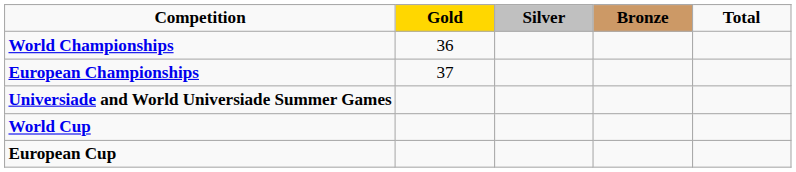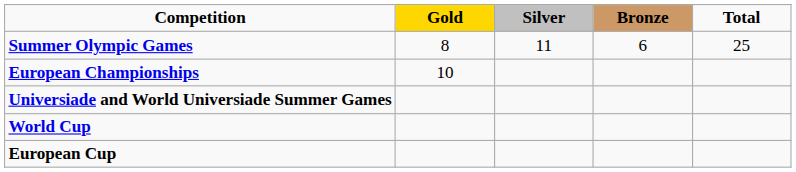+ row: (101, 45)
- row: (91, 45)
(445, 72) 37 -> (445, 72) 10
